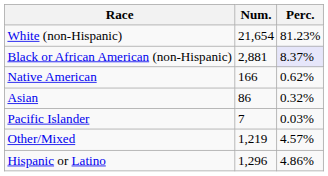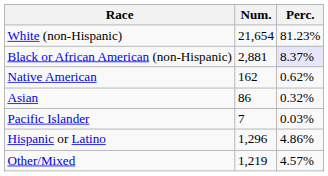(248, 77) 166 -> (248, 77) 162
rows swapped: (41, 139) <-> (57, 160)
